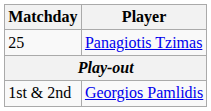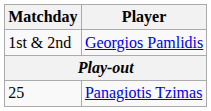rows swapped: (16, 42) <-> (40, 93)
